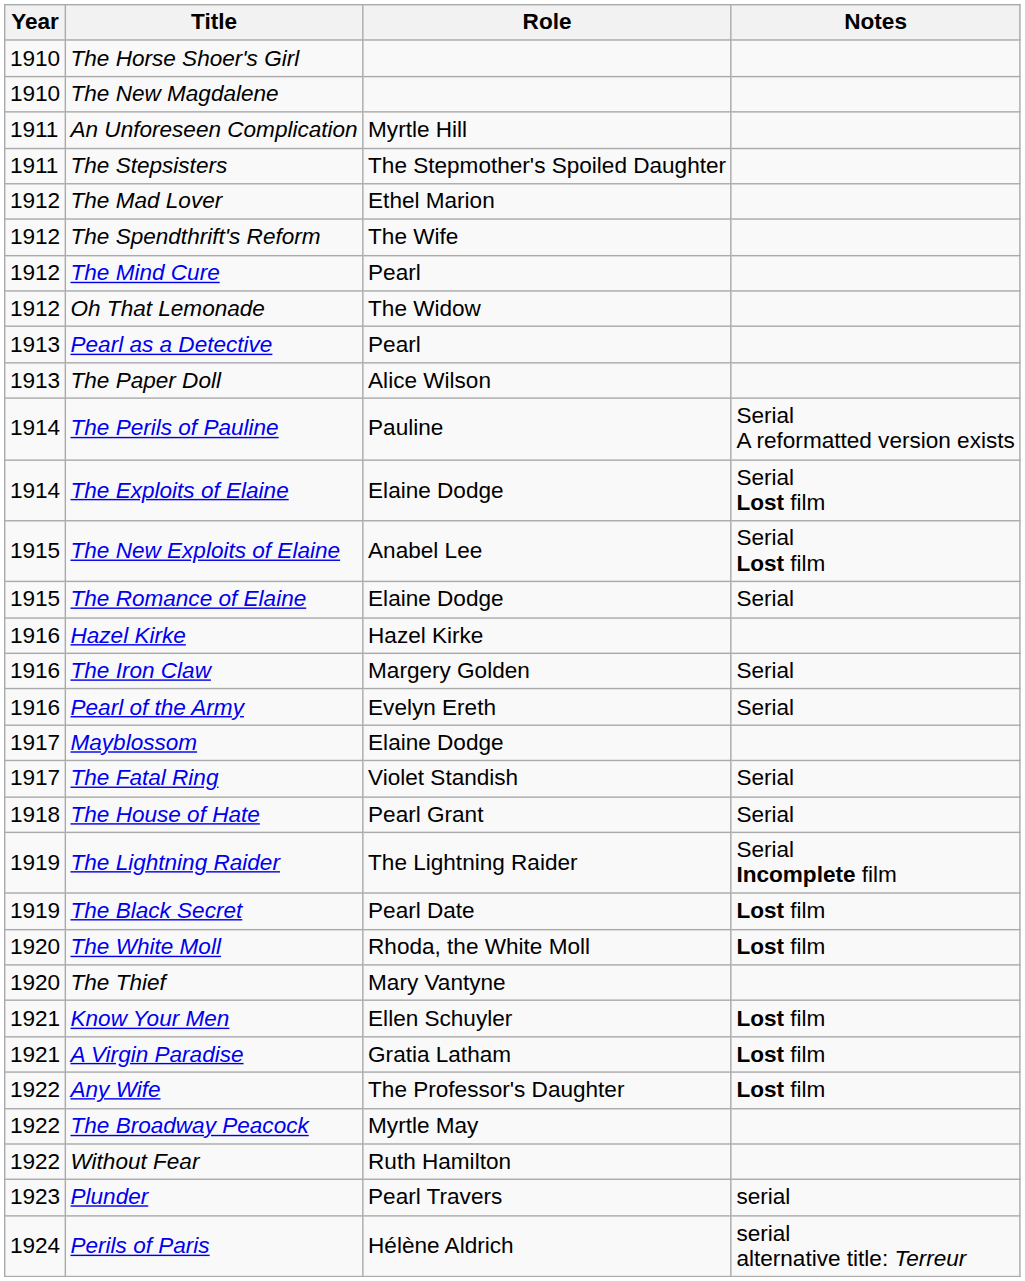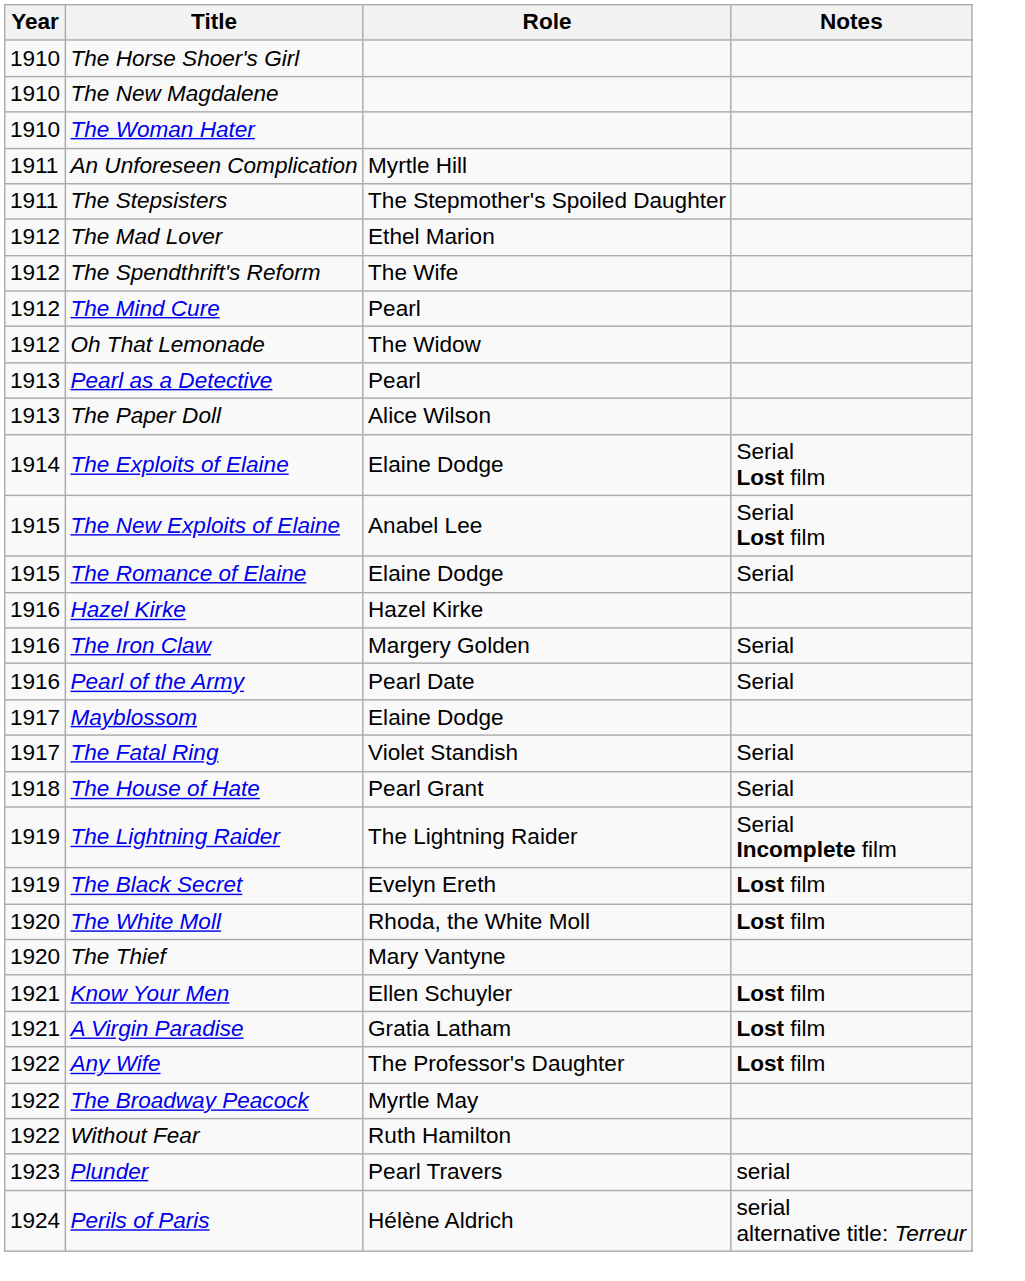+ row: (163, 129)
- row: (175, 428)
(432, 706) Evelyn Ereth -> (421, 681) Pearl Date
(421, 911) Pearl Date -> (432, 885) Evelyn Ereth
